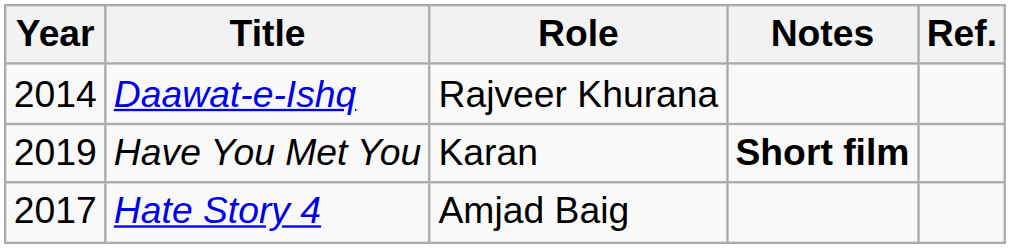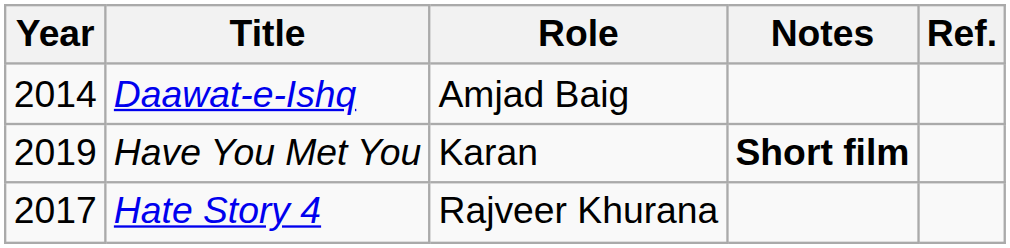(578, 93) Rajveer Khurana -> (534, 93) Amjad Baig
(534, 211) Amjad Baig -> (578, 211) Rajveer Khurana
